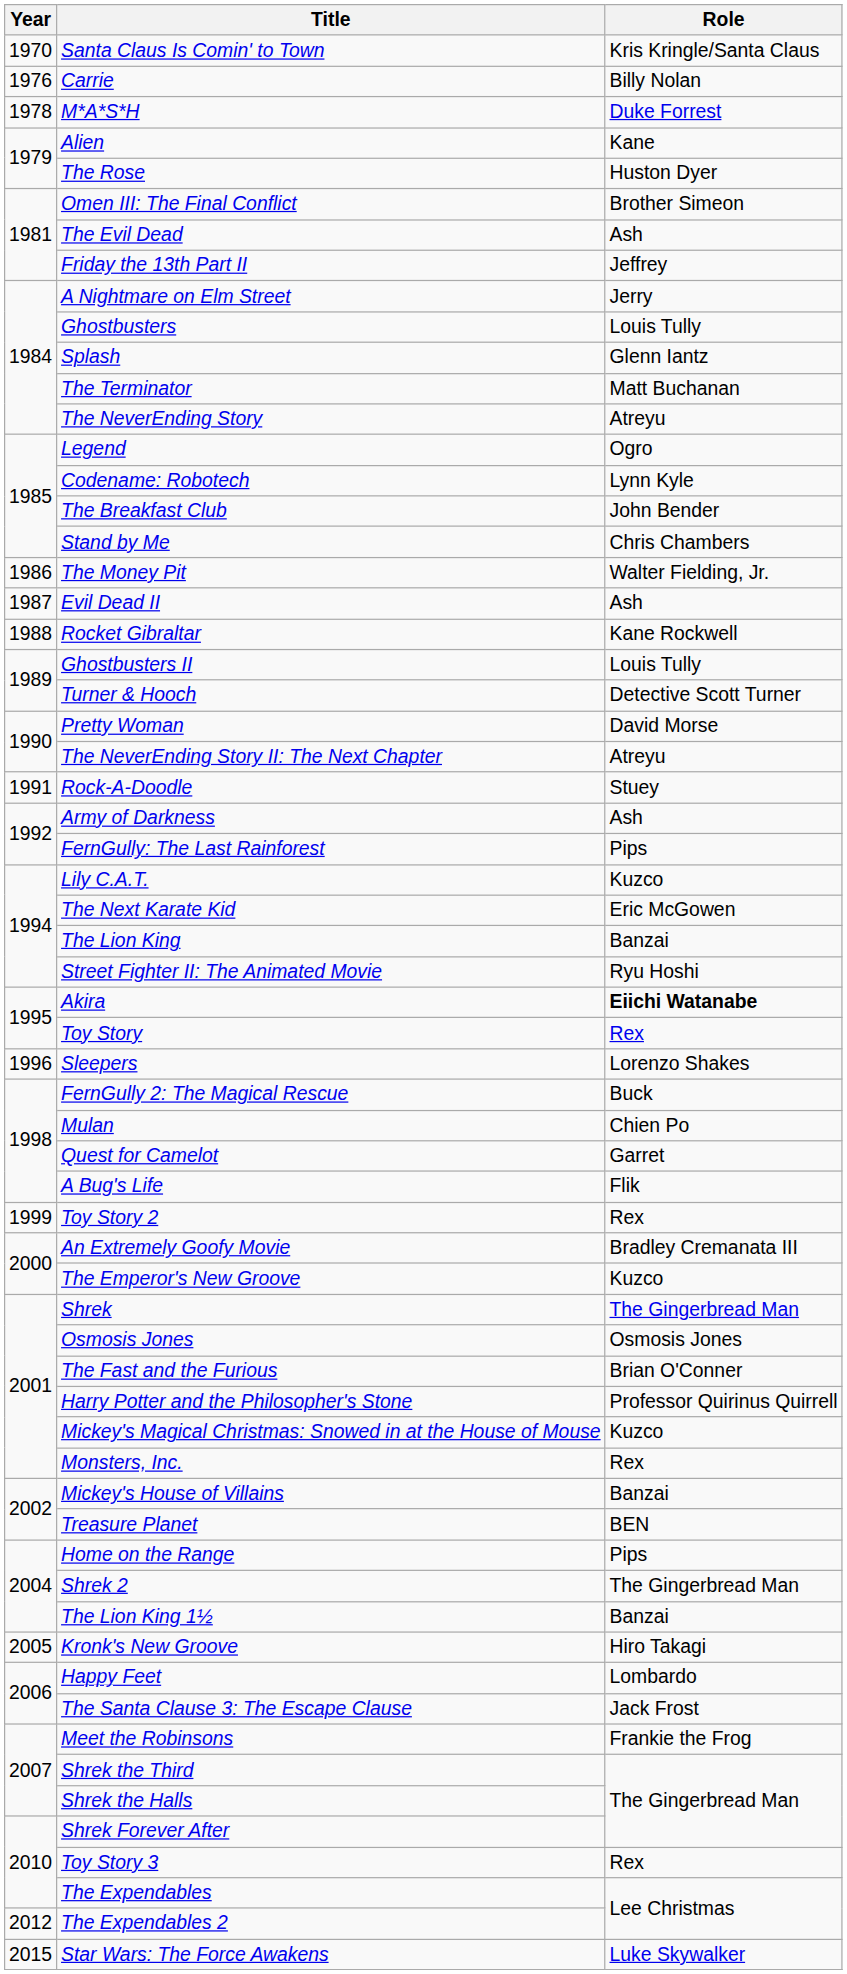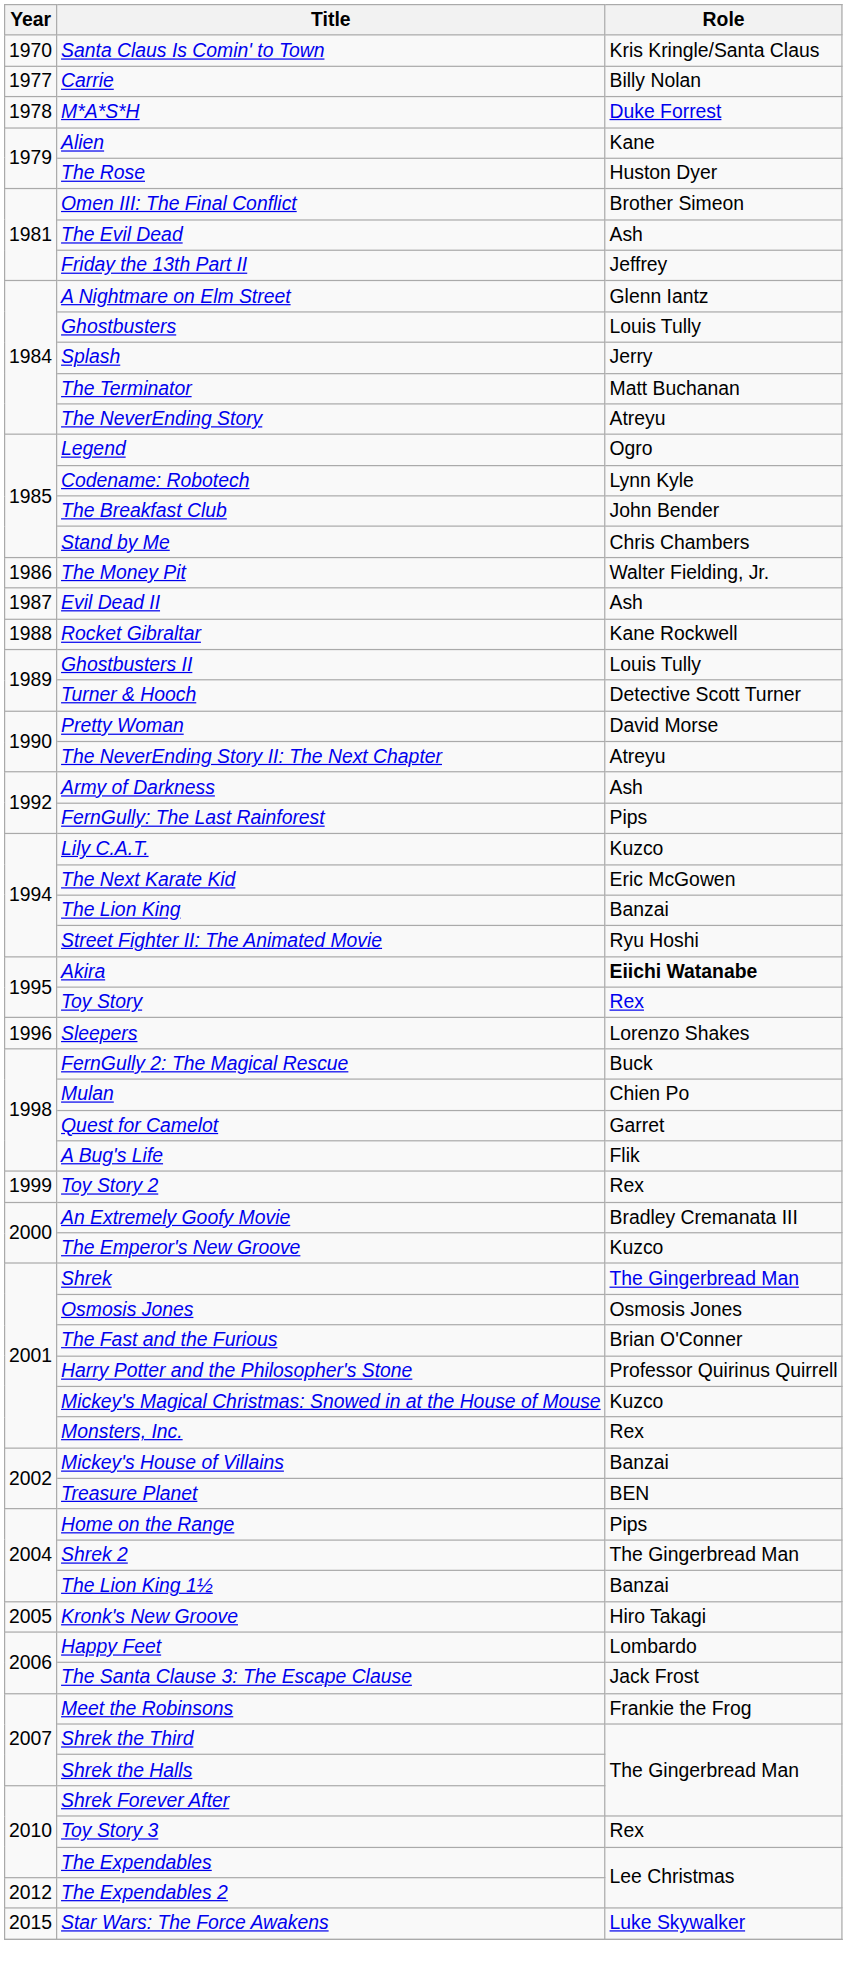(31, 81) 1976 -> (31, 81) 1977
(631, 296) Jerry -> (659, 296) Glenn Iantz
(659, 357) Glenn Iantz -> (631, 357) Jerry
- row: (127, 787)
